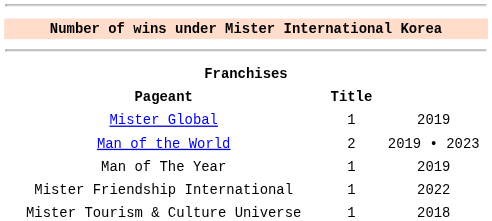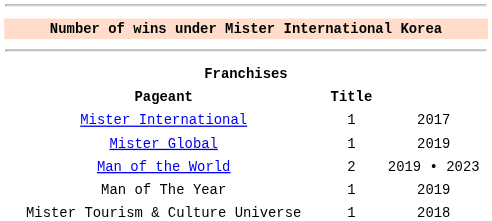+ row: (164, 120)
- row: (164, 190)
